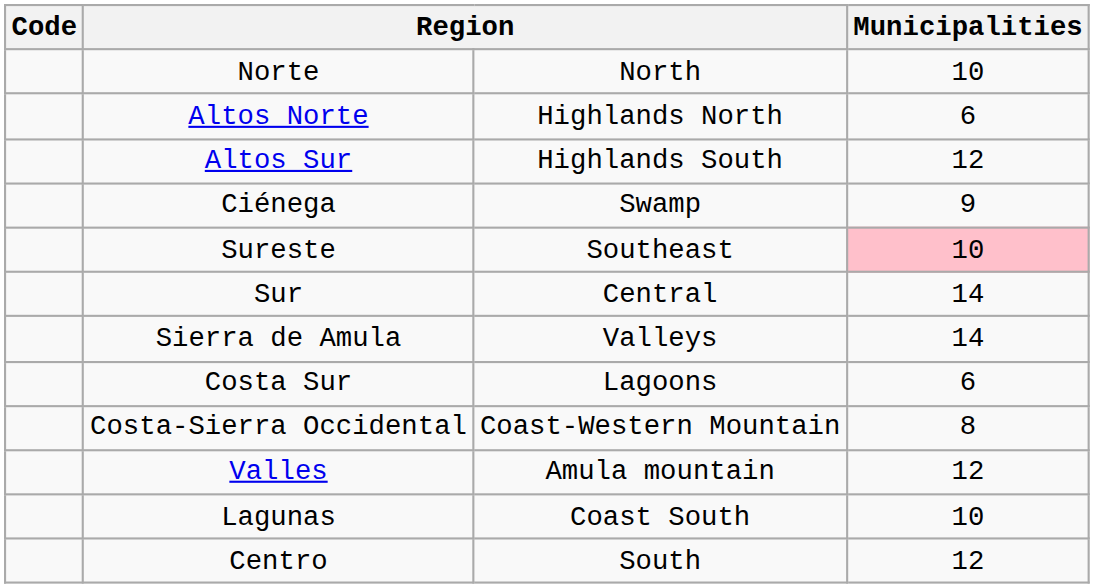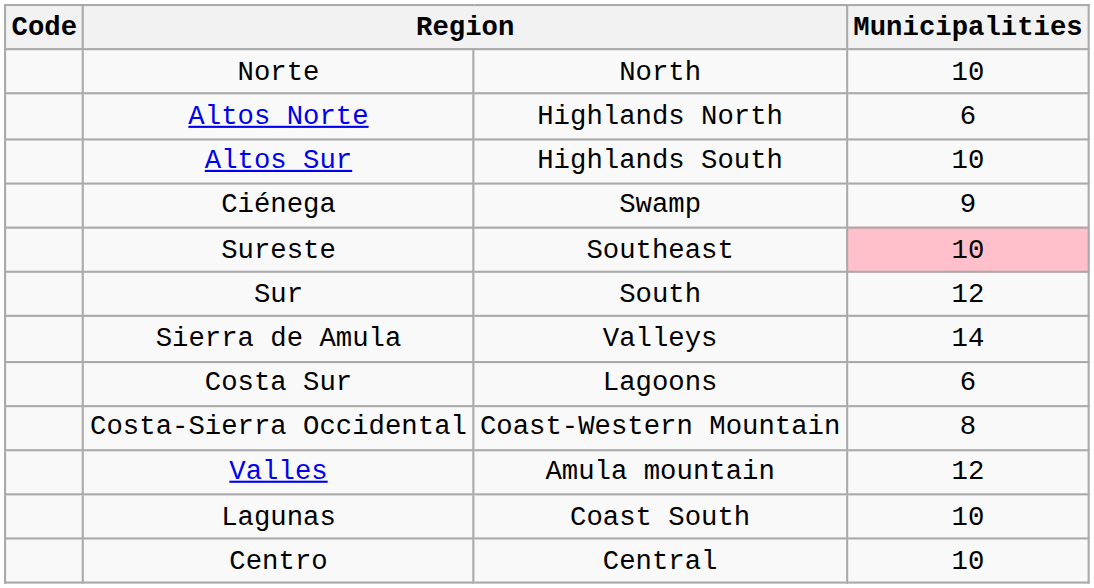(968, 161) 12 -> (968, 161) 10
(660, 294) Central -> (660, 294) South
(968, 294) 14 -> (968, 294) 12
(660, 561) South -> (660, 561) Central
(968, 561) 12 -> (968, 561) 10
